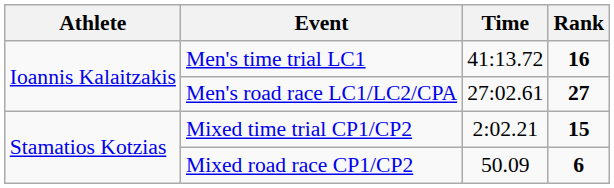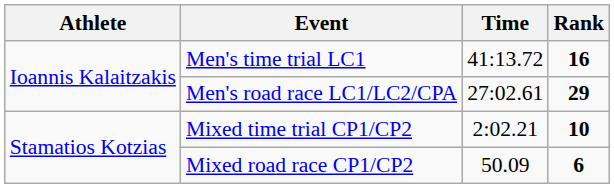(579, 93) 27 -> (579, 93) 29
(579, 129) 15 -> (579, 129) 10
